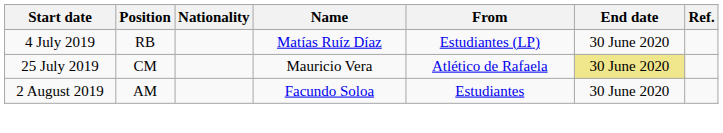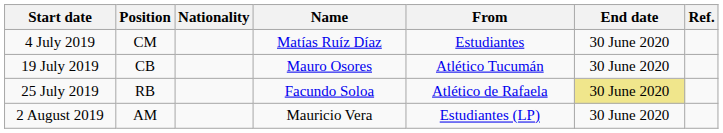(145, 41) RB -> (145, 41) CM
(490, 41) Estudiantes (LP) -> (490, 41) Estudiantes
+ row: (60, 66)
(145, 66) CM -> (145, 91) RB
(329, 66) Mauricio Vera -> (329, 91) Facundo Soloa
(329, 91) Facundo Soloa -> (329, 116) Mauricio Vera
(490, 91) Estudiantes -> (490, 116) Estudiantes (LP)
